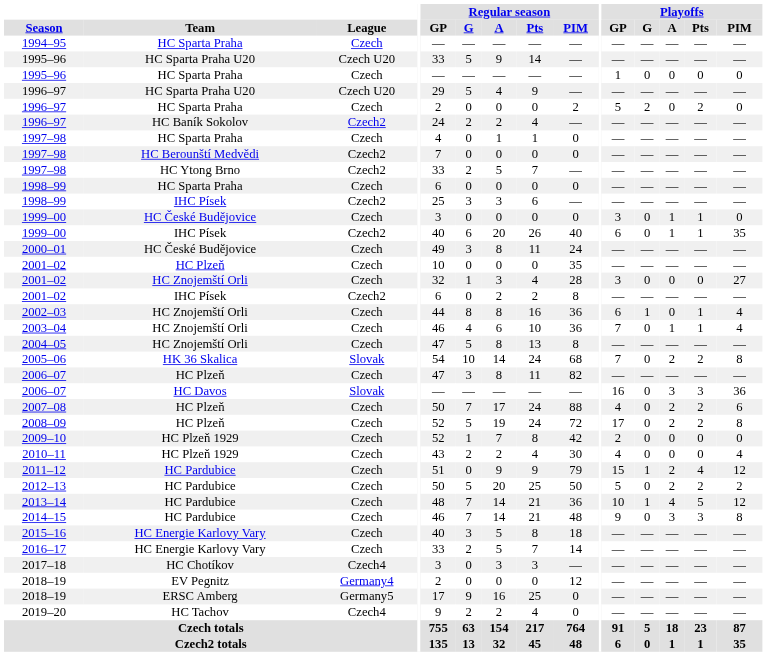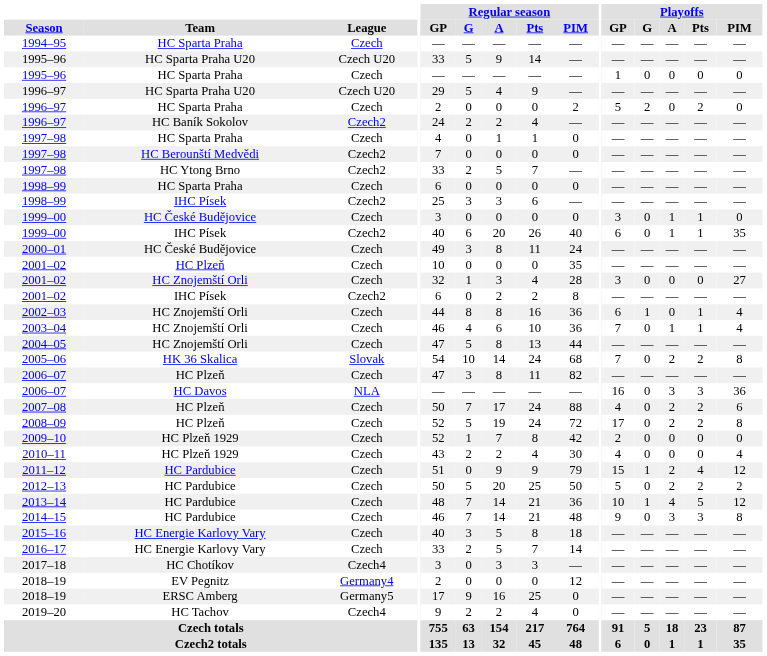(576, 343) 8 -> (576, 343) 44
(367, 391) Slovak -> (367, 391) NLA
